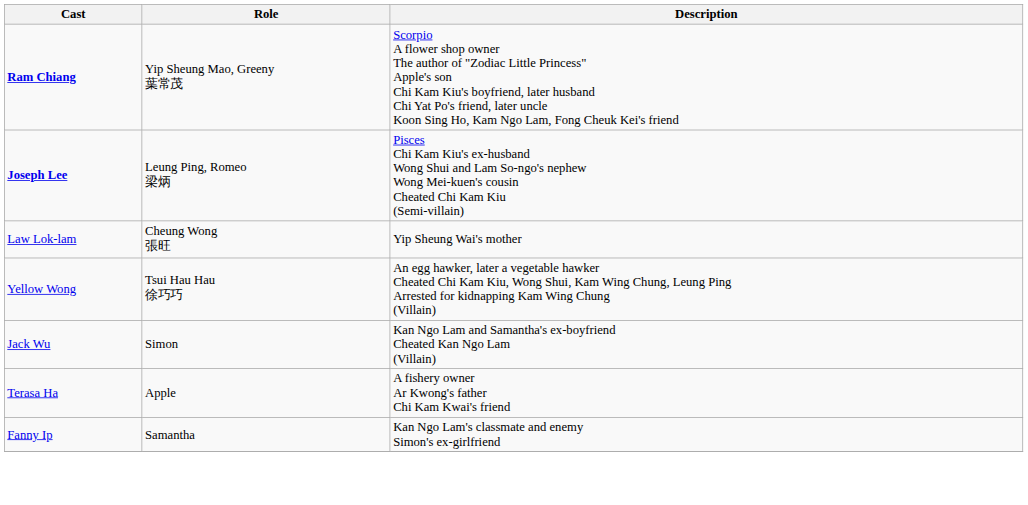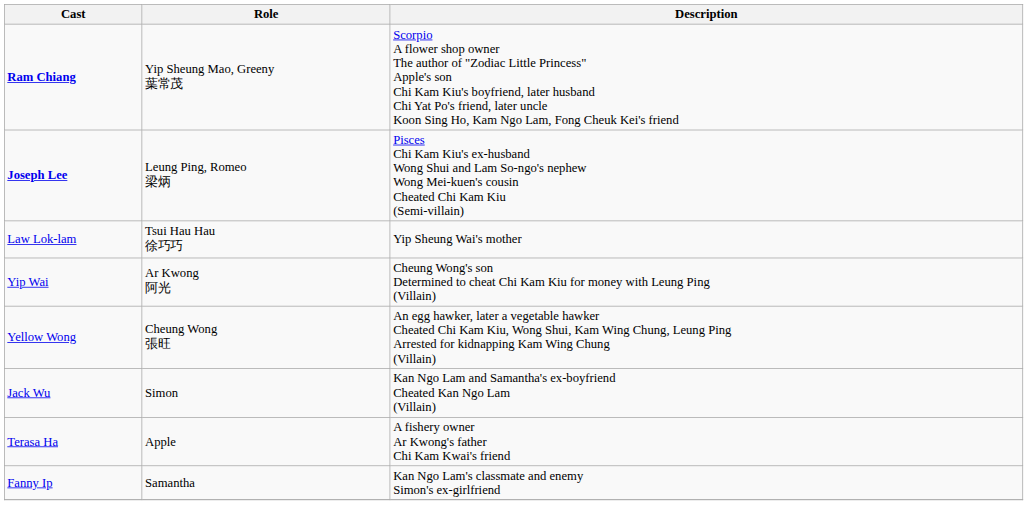(181, 238) Cheung Wong 張旺 -> (180, 238) Tsui Hau Hau 徐巧巧
+ row: (28, 281)
(180, 288) Tsui Hau Hau 徐巧巧 -> (181, 336) Cheung Wong 張旺
